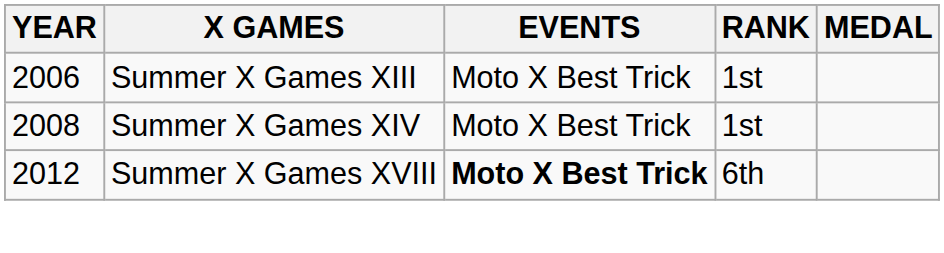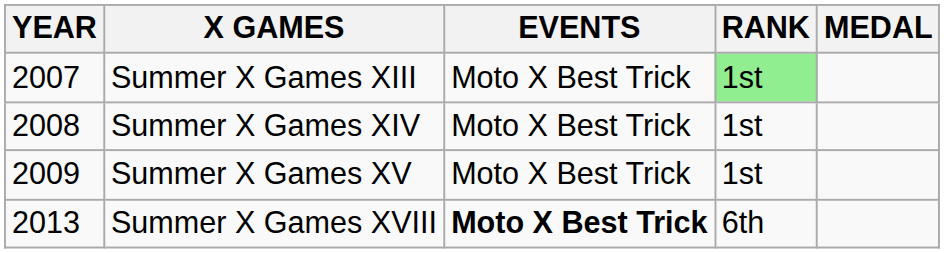(46, 77) 2006 -> (46, 77) 2007
(742, 77) no background -> (742, 77) lightgreen background
+ row: (261, 174)
(46, 174) 2012 -> (46, 222) 2013
